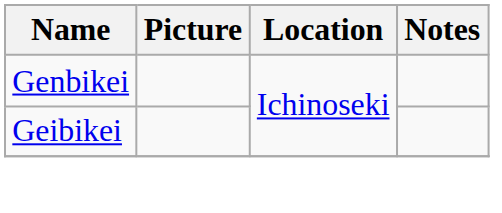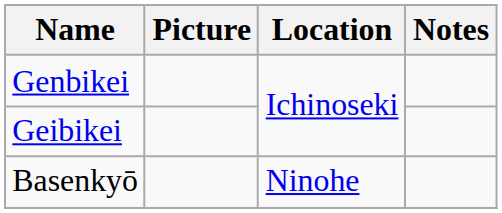+ row: (75, 181)
